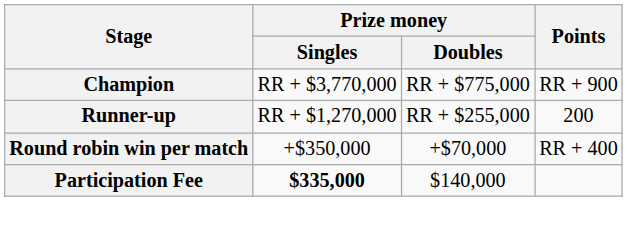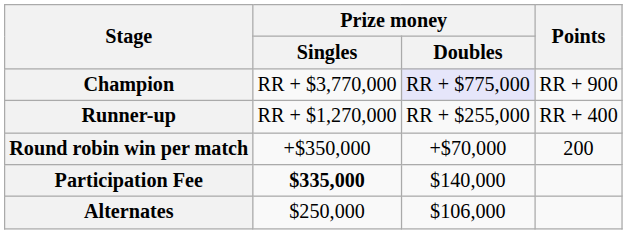(468, 84) no background -> (468, 84) lavender background
(578, 116) 200 -> (578, 116) RR + 400
(578, 148) RR + 400 -> (578, 148) 200
+ row: (129, 212)
